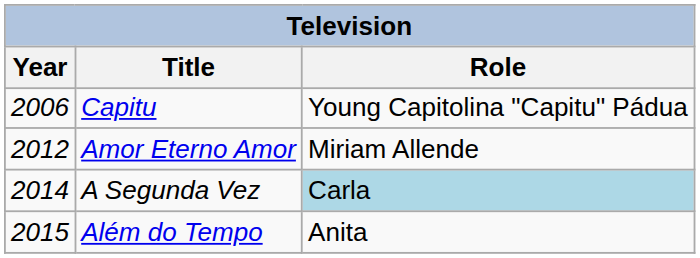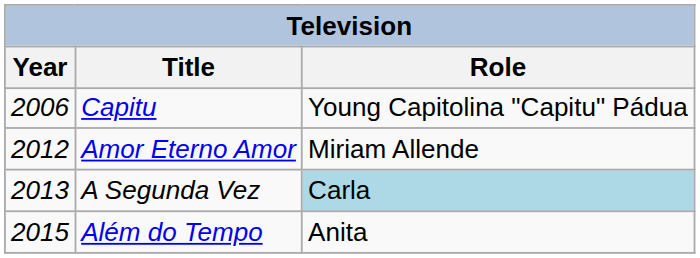(40, 191) 2014 -> (40, 191) 2013
